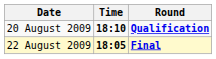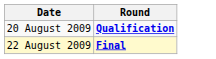- column: (111, 13)
